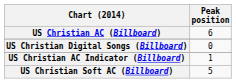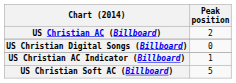(210, 33) 6 -> (210, 33) 2
